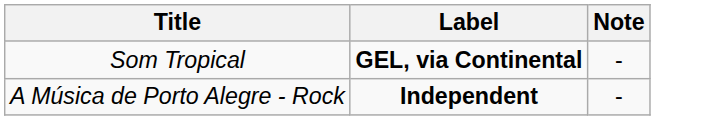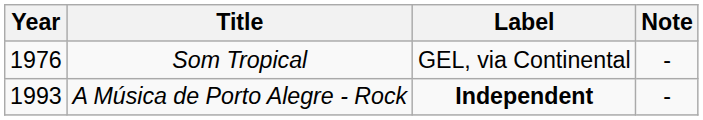+ column: (36, 22)
(469, 59) bold -> (524, 59) normal
